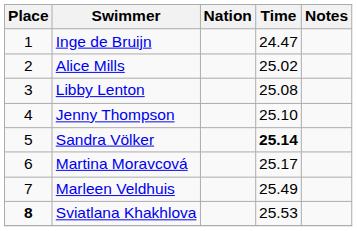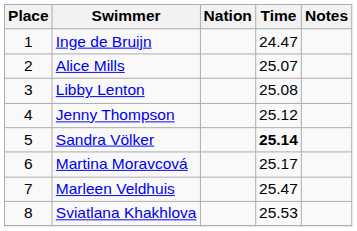(278, 66) 25.02 -> (278, 66) 25.07
(278, 115) 25.10 -> (278, 115) 25.12
(278, 189) 25.49 -> (278, 189) 25.47
(28, 213) bold -> (28, 213) normal
